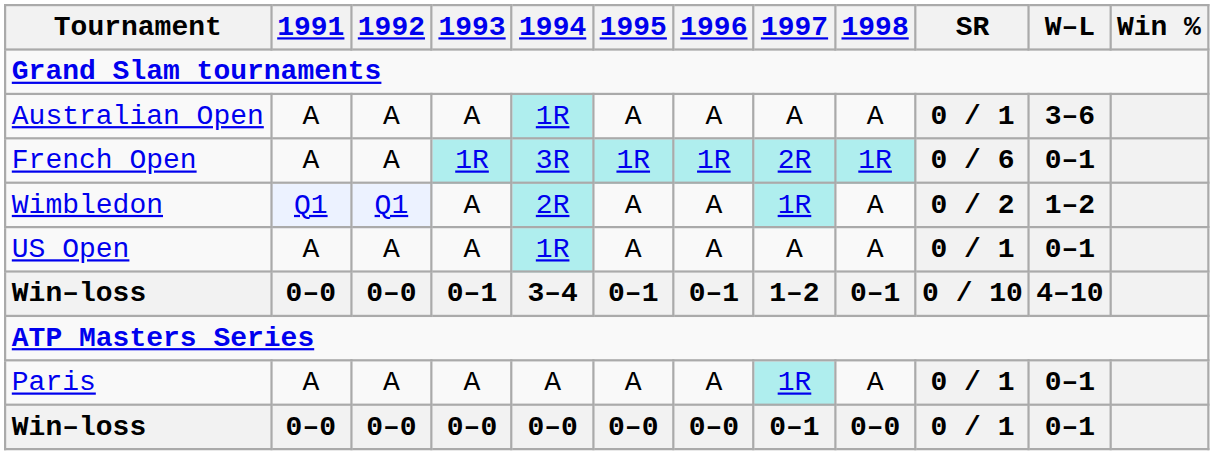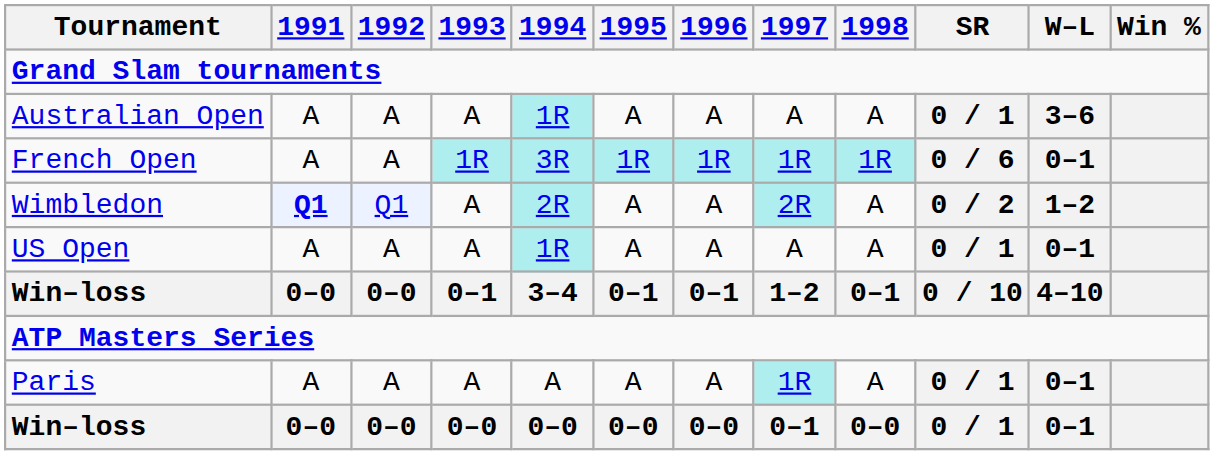(794, 160) 2R -> (794, 160) 1R
(311, 205) normal -> (311, 205) bold
(794, 205) 1R -> (794, 205) 2R
